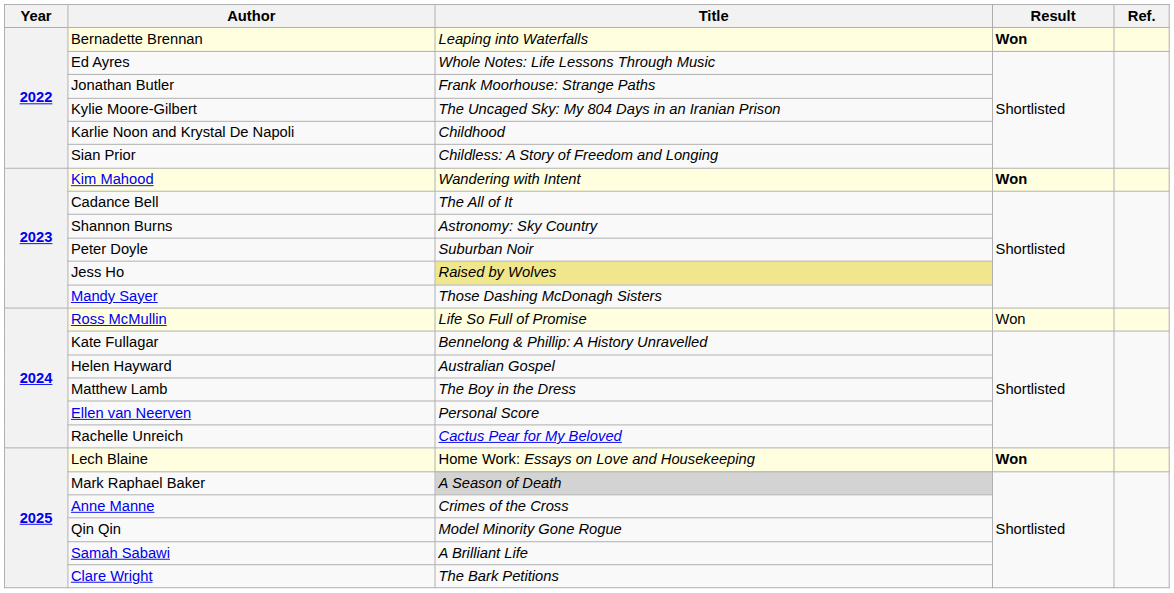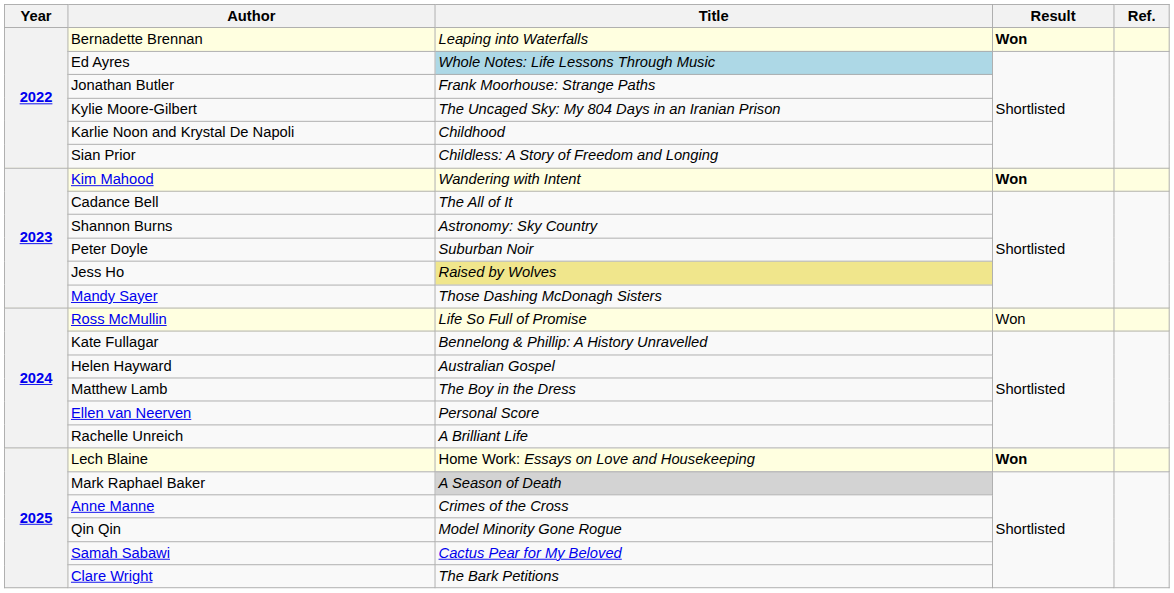(577, 62) no background -> (577, 62) lightblue background
(530, 436) Cactus Pear for My Beloved -> (483, 436) A Brilliant Life
(483, 553) A Brilliant Life -> (530, 553) Cactus Pear for My Beloved
